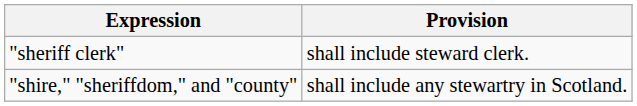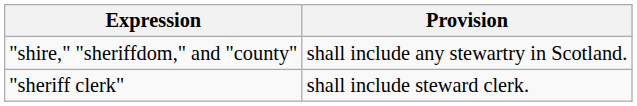rows swapped: (67, 52) <-> (153, 85)
